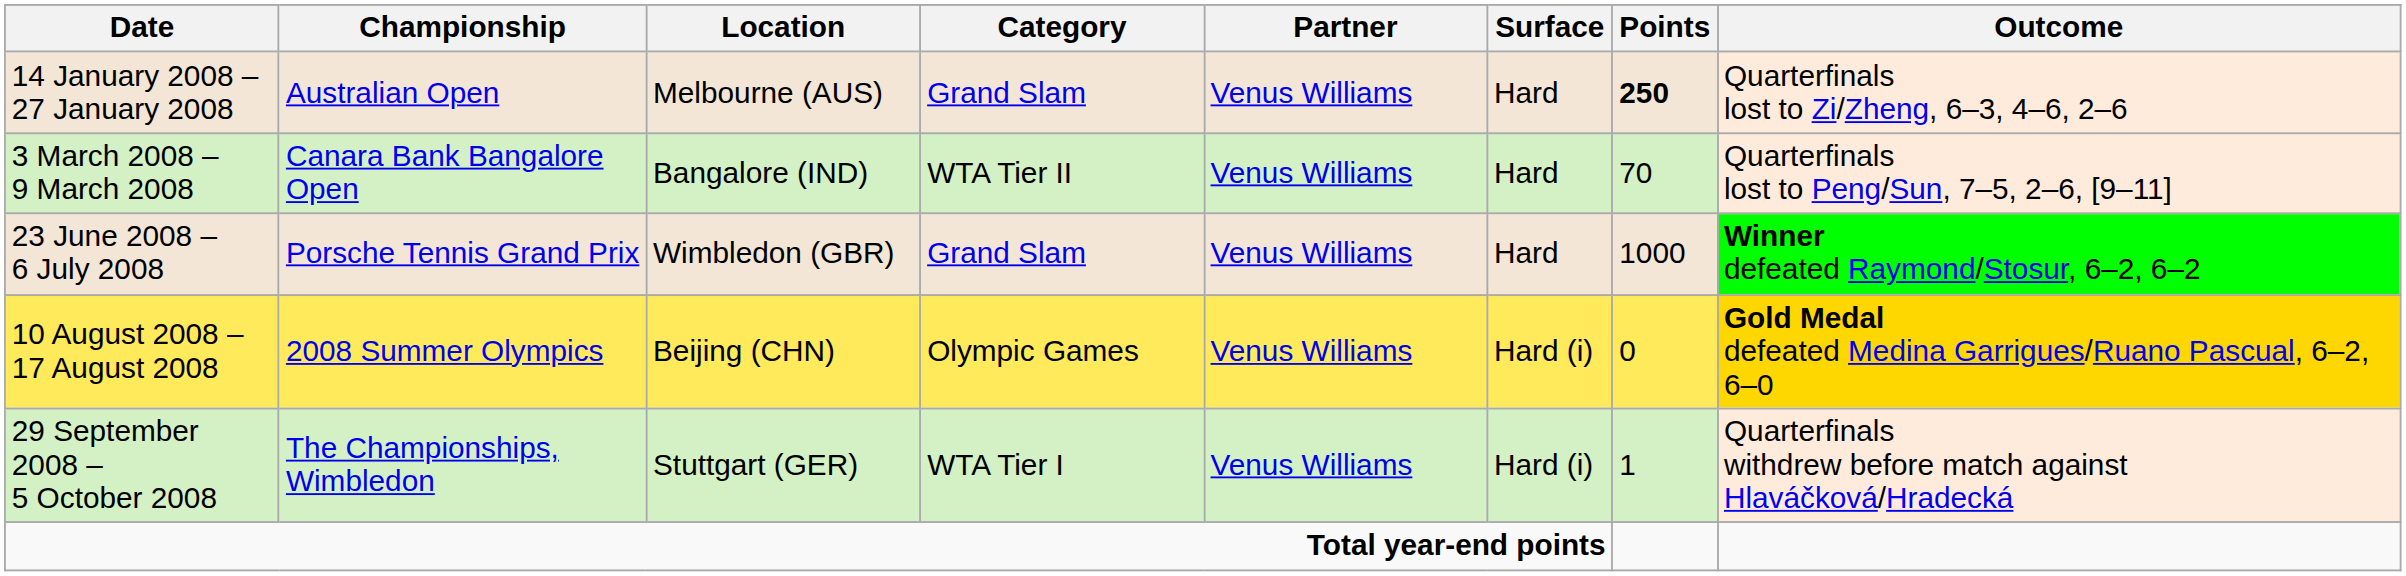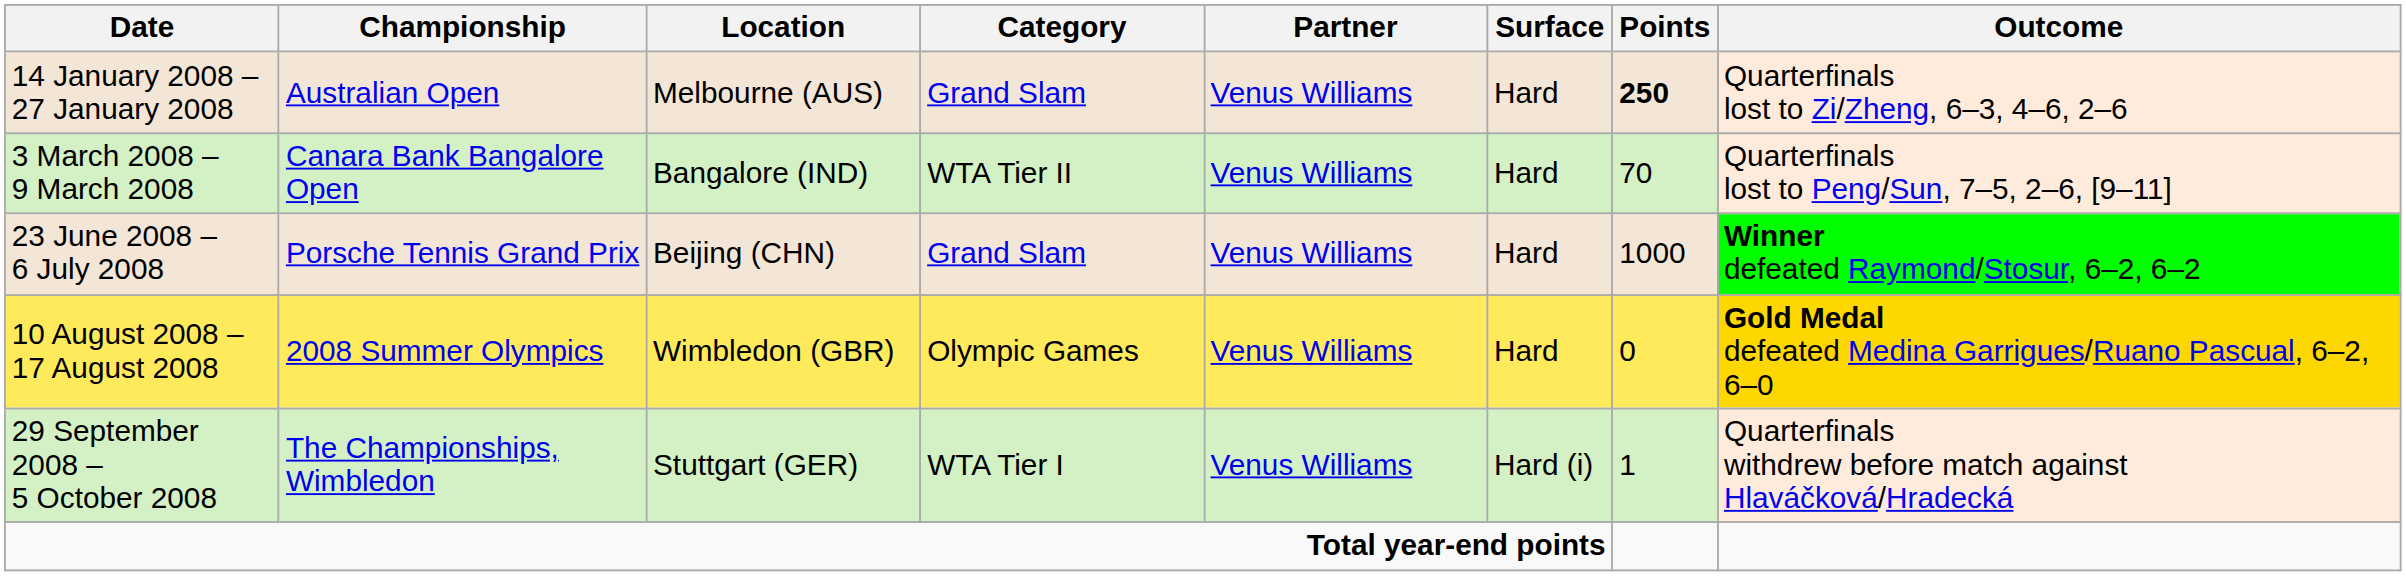(774, 253) Wimbledon (GBR) -> (744, 253) Beijing (CHN)
(744, 350) Beijing (CHN) -> (774, 350) Wimbledon (GBR)
(1544, 350) Hard (i) -> (1526, 350) Hard
